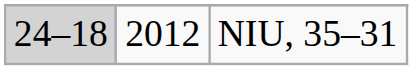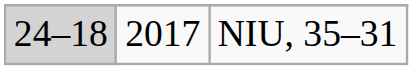(163, 34) 2012 -> (163, 34) 2017
